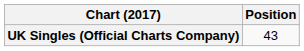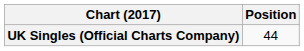(271, 35) 43 -> (271, 35) 44
